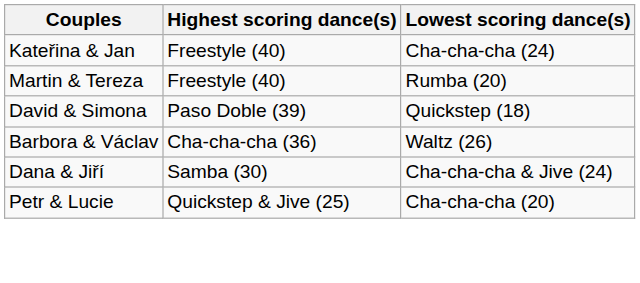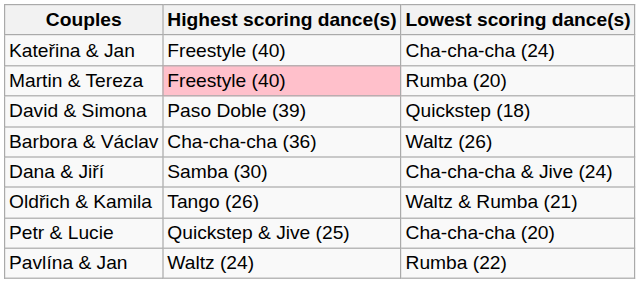(227, 80) no background -> (227, 80) pink background
+ row: (81, 202)
+ row: (68, 263)
